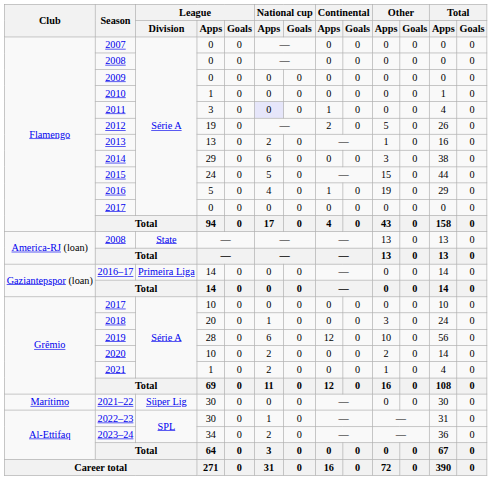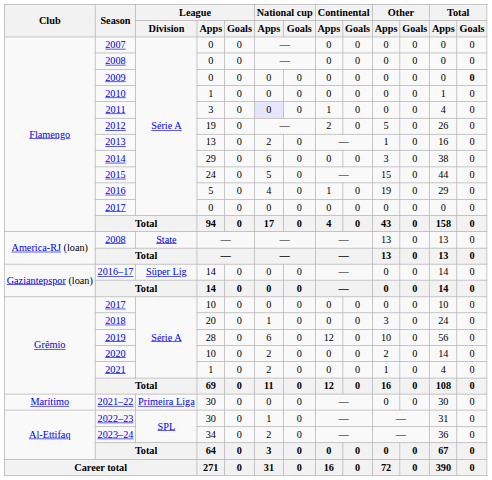(472, 77) normal -> (472, 77) bold
(166, 272) Primeira Liga -> (166, 272) Süper Lig
(166, 402) Süper Lig -> (166, 402) Primeira Liga
